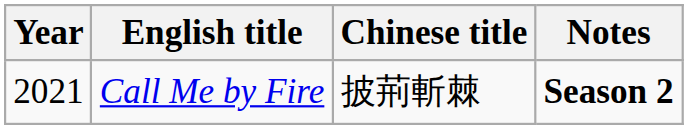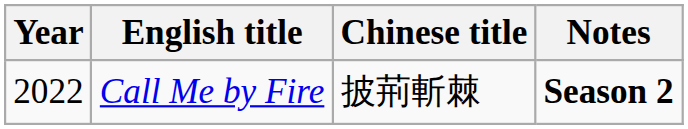(48, 91) 2021 -> (48, 91) 2022
